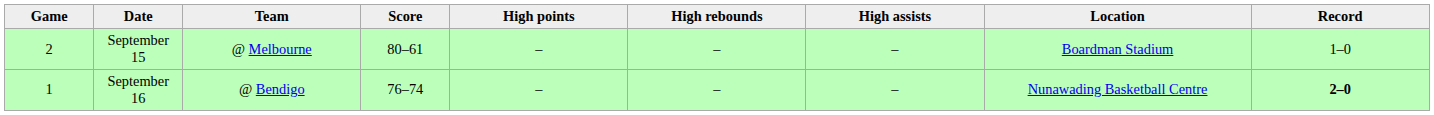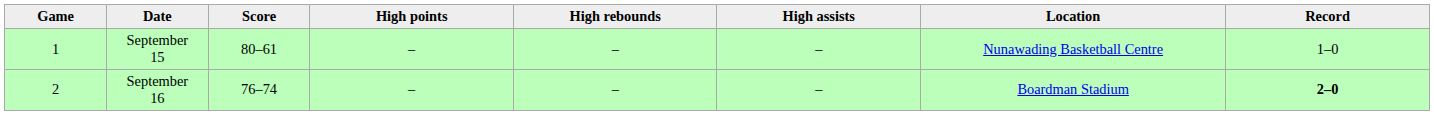- column: (272, 16)
(49, 49) 2 -> (56, 49) 1
(1118, 49) Boardman Stadium -> (1073, 49) Nunawading Basketball Centre
(49, 89) 1 -> (56, 89) 2
(1118, 89) Nunawading Basketball Centre -> (1073, 89) Boardman Stadium
